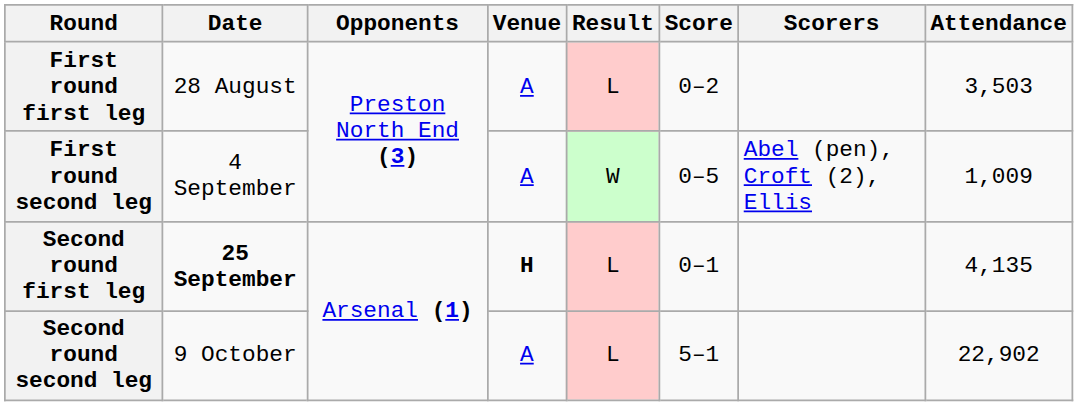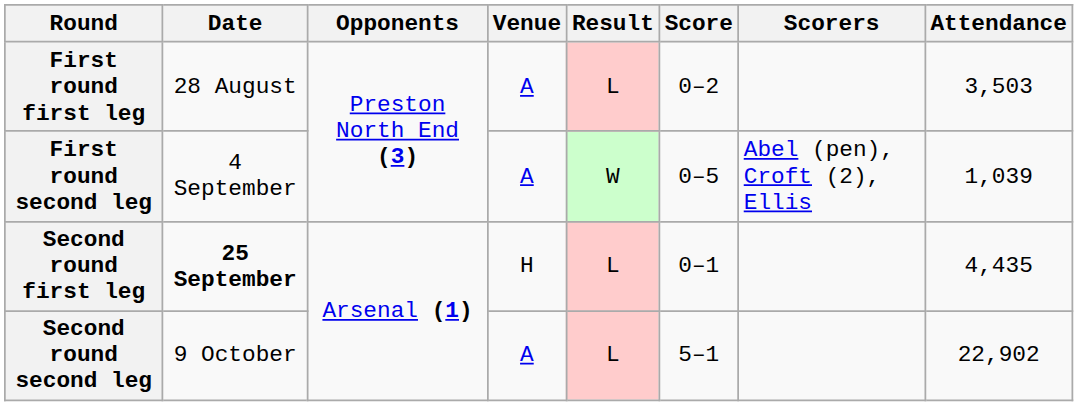(999, 176) 1,009 -> (999, 176) 1,039
(527, 266) bold -> (527, 266) normal
(999, 266) 4,135 -> (999, 266) 4,435
